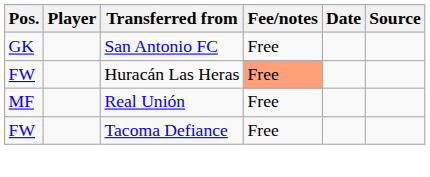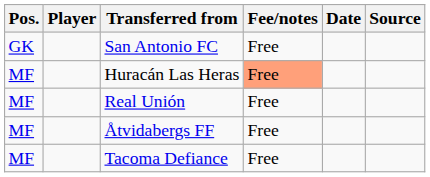(22, 74) FW -> (21, 74) MF
+ row: (159, 130)
(22, 130) FW -> (21, 158) MF
